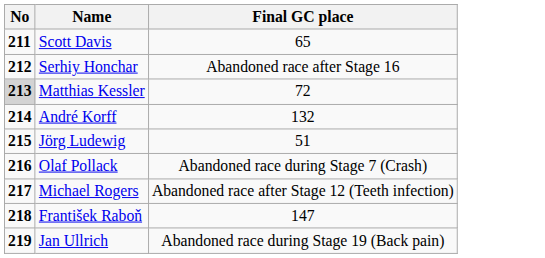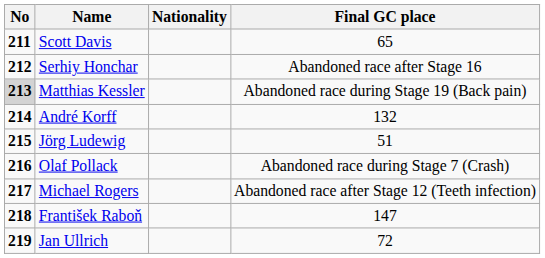+ column: (189, 16)
(303, 91) 72 -> (385, 91) Abandoned race during Stage 19 (Back pain)
(303, 240) Abandoned race during Stage 19 (Back pain) -> (385, 240) 72
